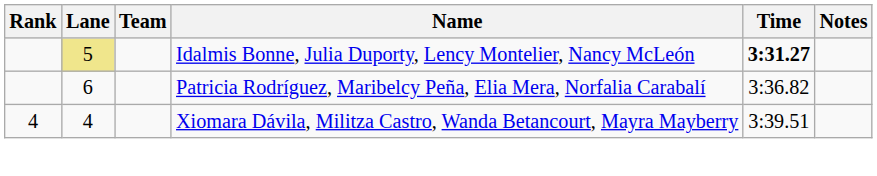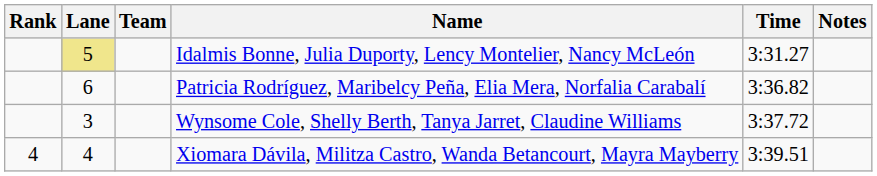(779, 54) bold -> (778, 54) normal
+ row: (429, 121)
